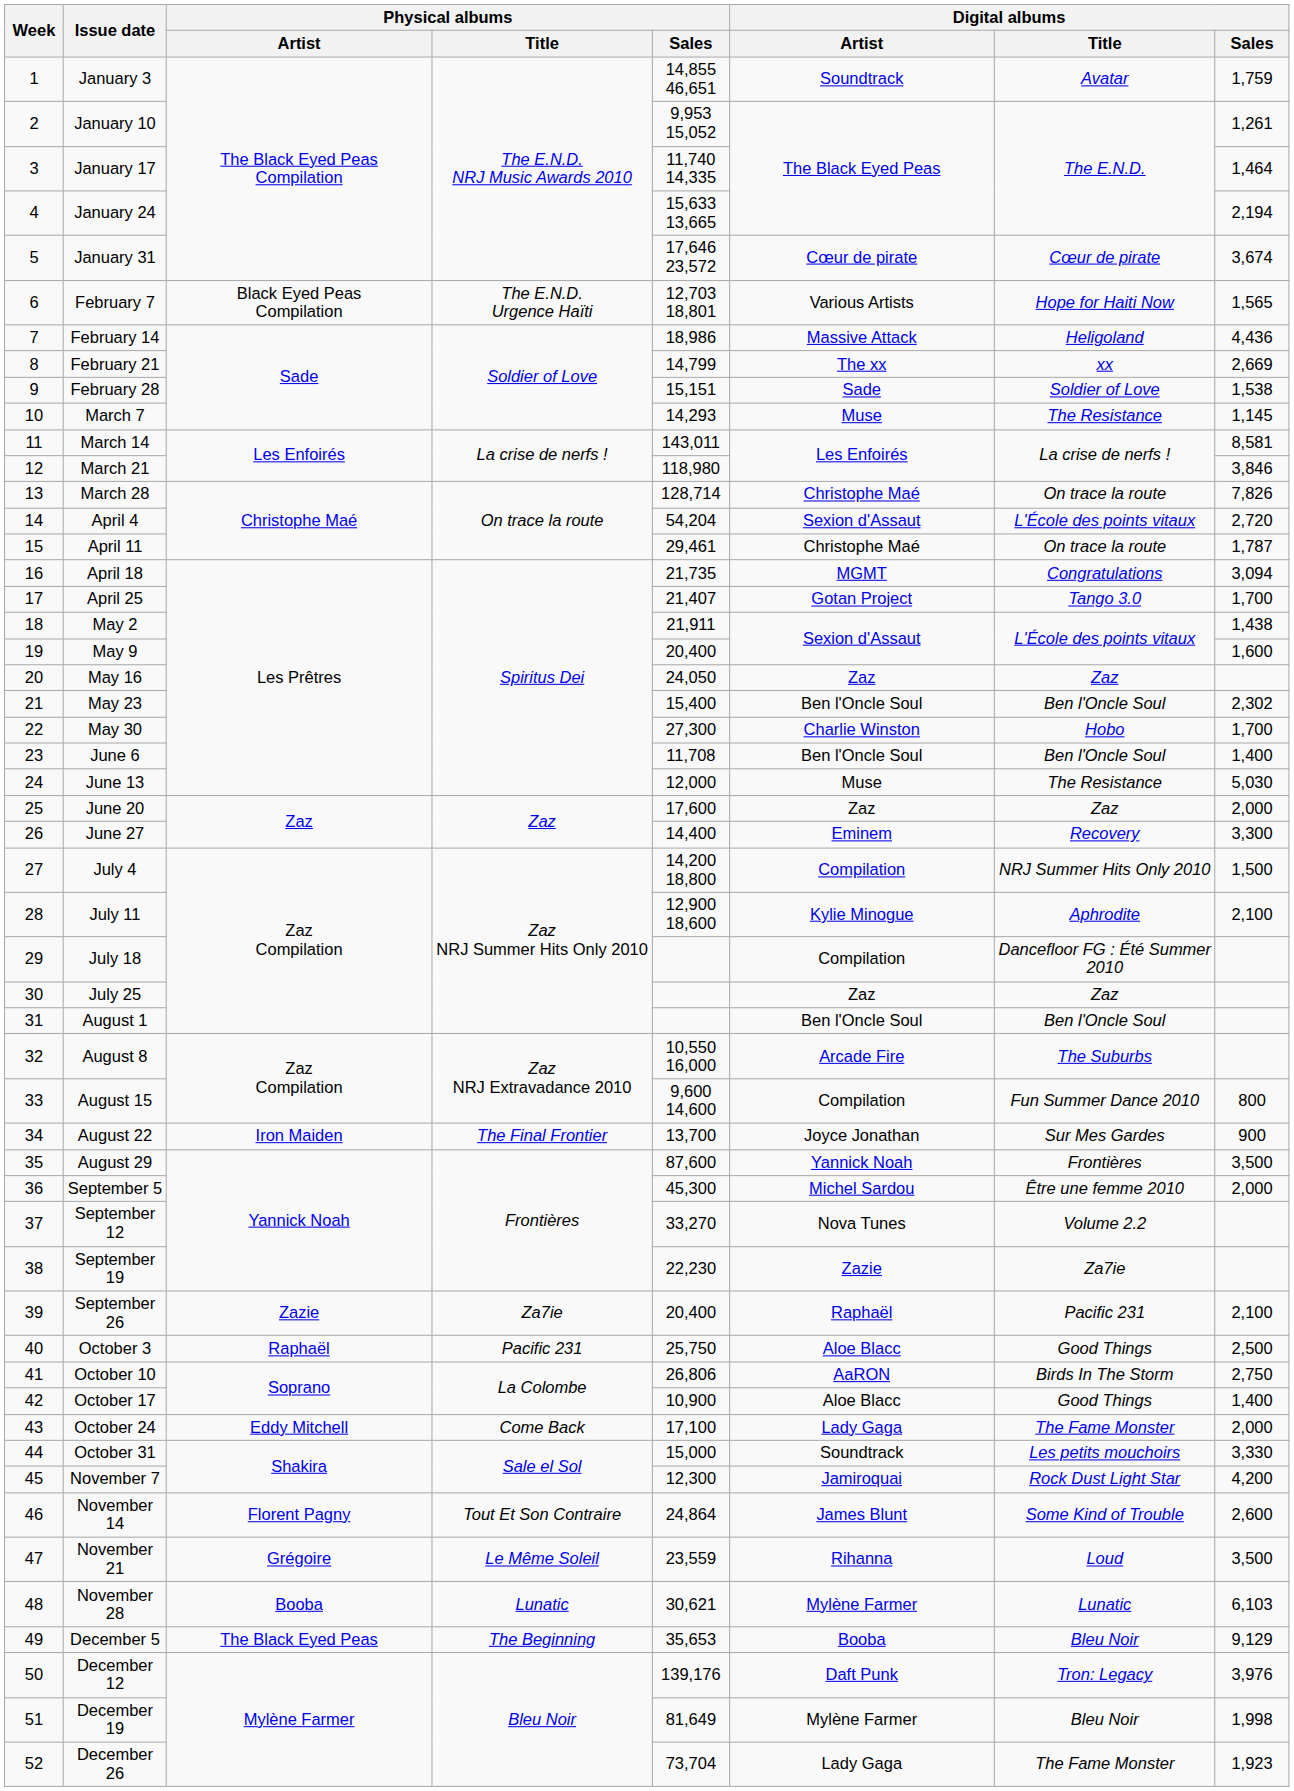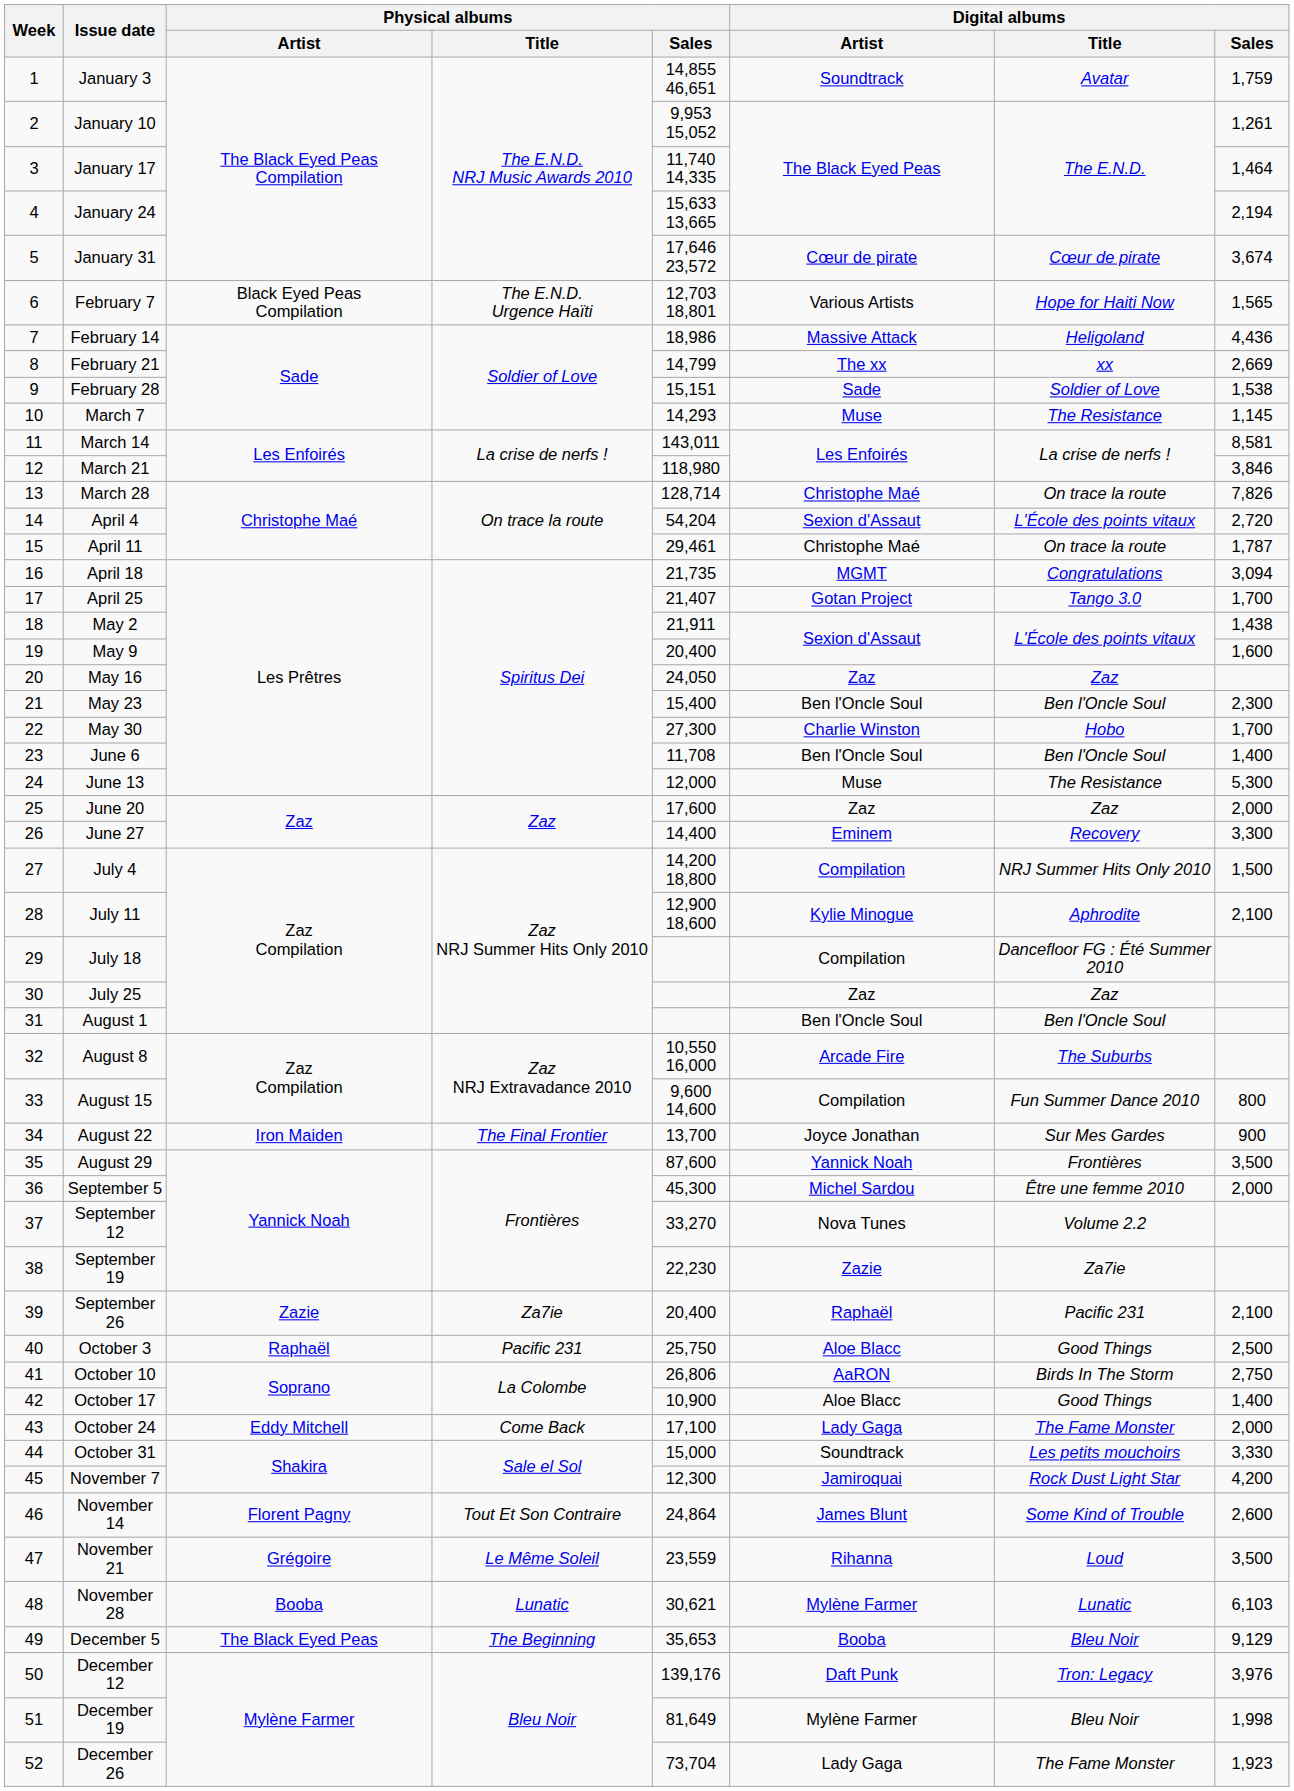(1252, 703) 2,302 -> (1252, 703) 2,300
(1252, 782) 5,030 -> (1252, 782) 5,300
